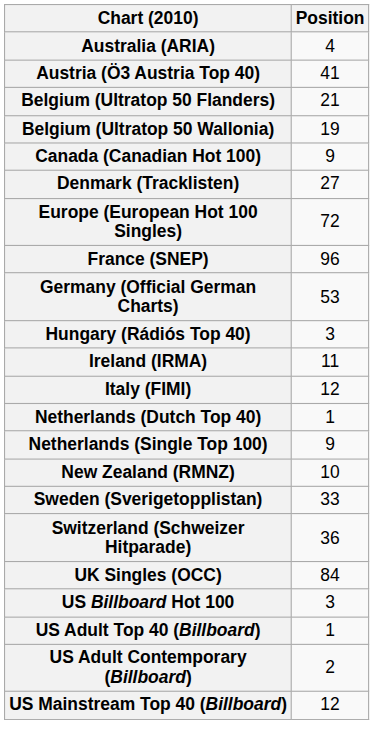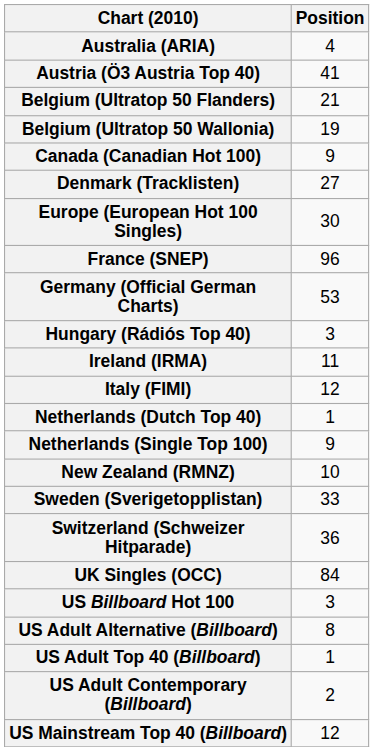(330, 221) 72 -> (330, 221) 30
+ row: (148, 630)
